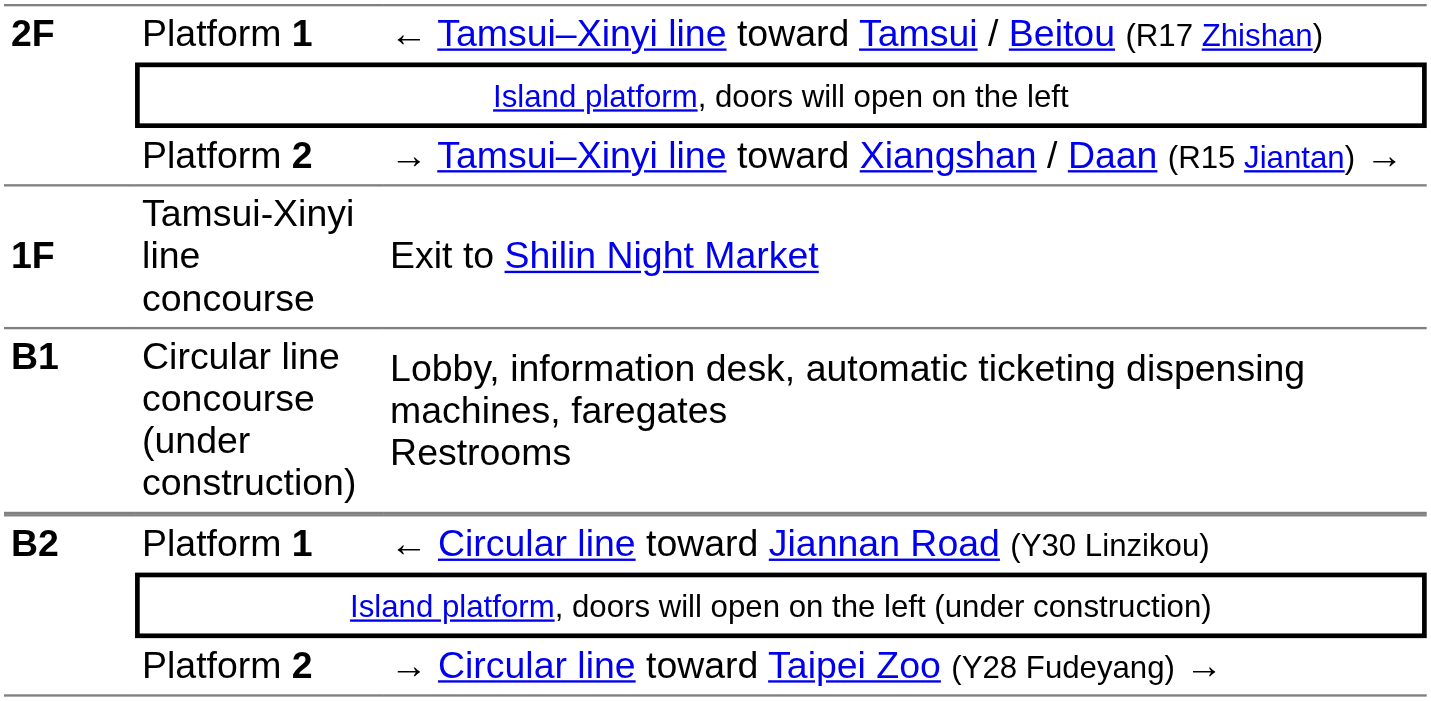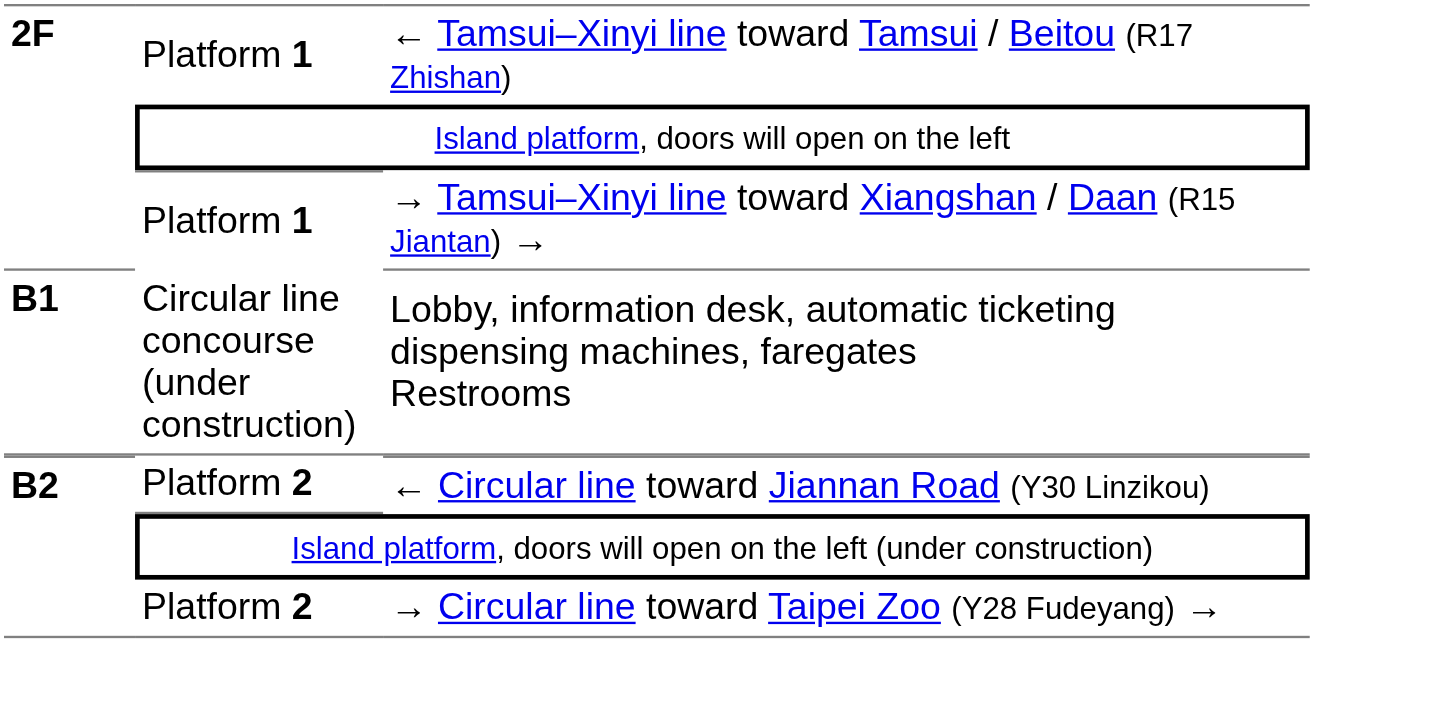(227, 155) Platform 2 -> (227, 220) Platform 1
- row: (604, 256)
(227, 543) Platform 1 -> (227, 483) Platform 2
